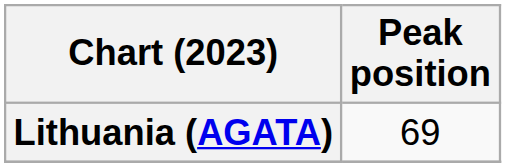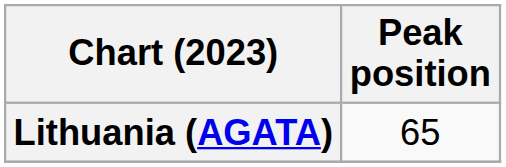(420, 131) 69 -> (420, 131) 65
